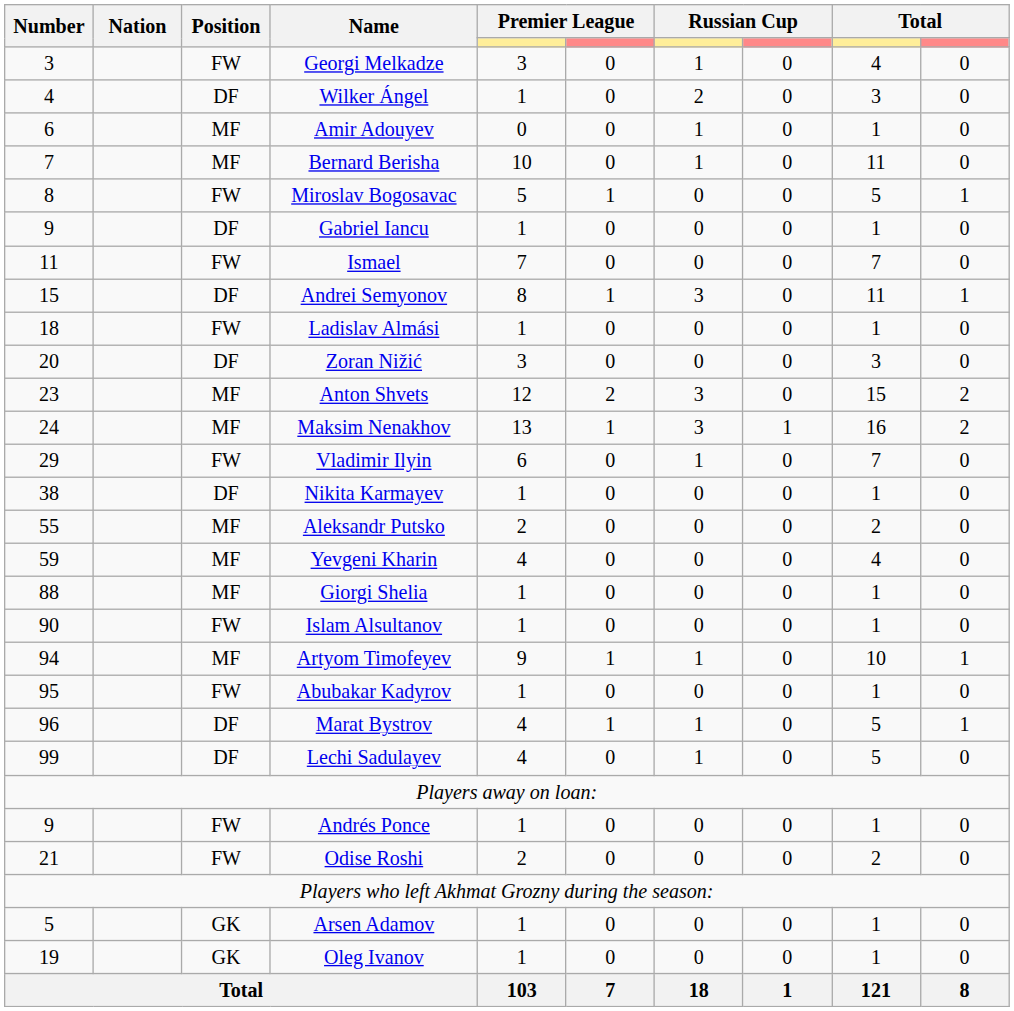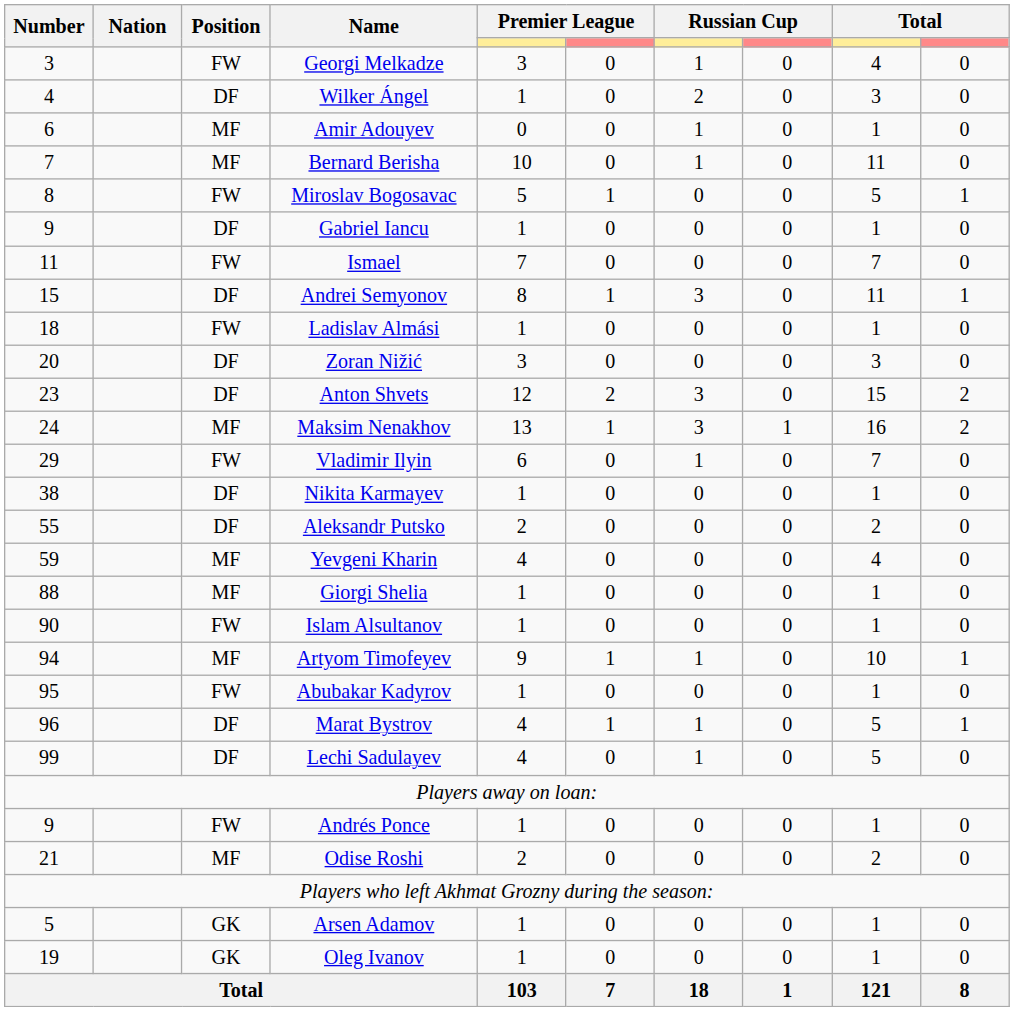(226, 394) MF -> (226, 394) DF
(226, 526) MF -> (226, 526) DF
(226, 857) FW -> (226, 857) MF
